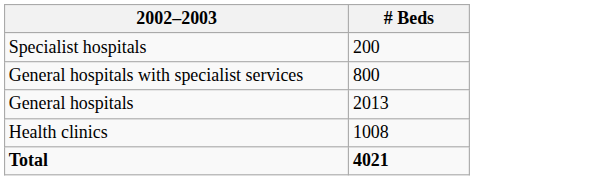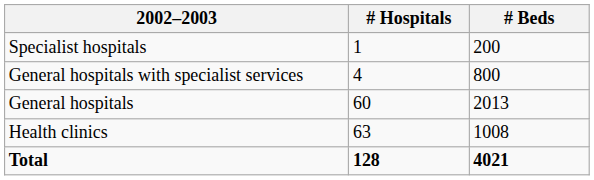+ column: (409, 18)
